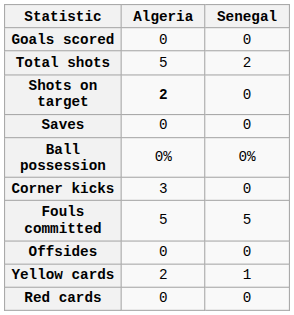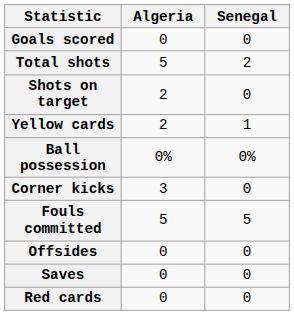(163, 94) bold -> (163, 94) normal
rows swapped: (63, 126) <-> (63, 275)
